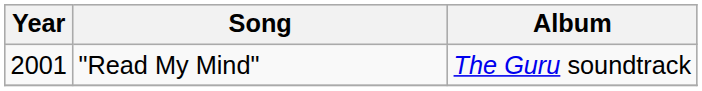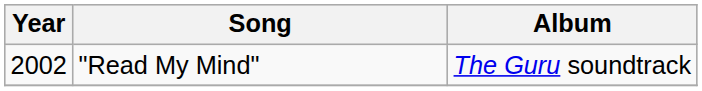(39, 64) 2001 -> (39, 64) 2002
